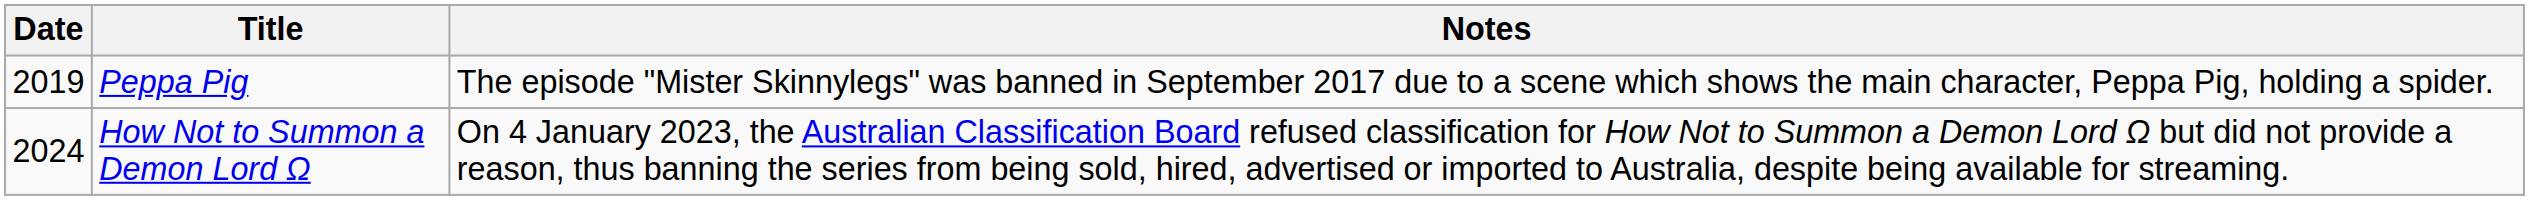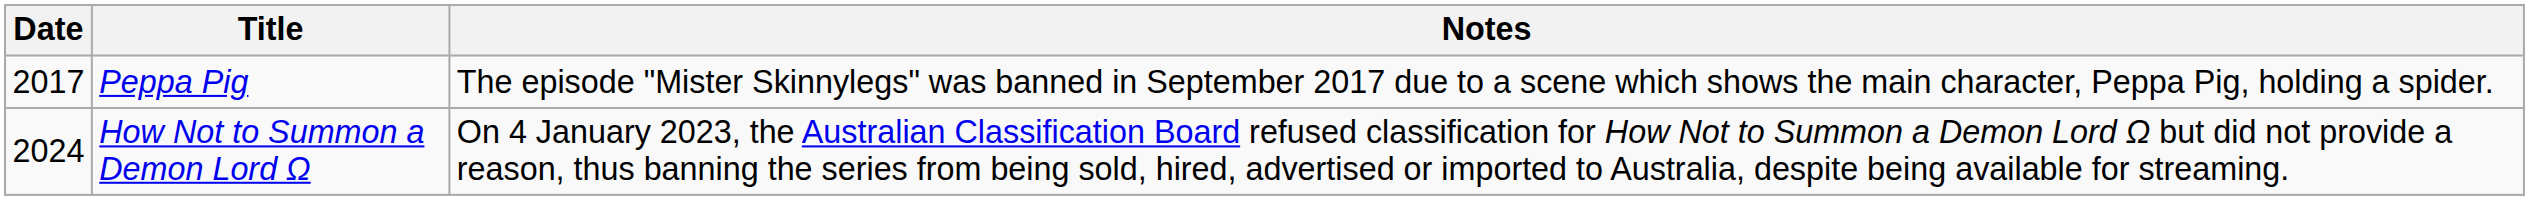(48, 81) 2019 -> (48, 81) 2017
